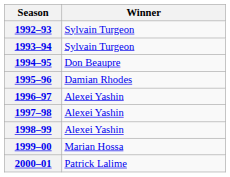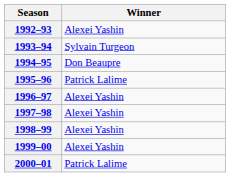(99, 29) Sylvain Turgeon -> (94, 29) Alexei Yashin
(98, 79) Damian Rhodes -> (96, 79) Patrick Lalime
(94, 146) Marian Hossa -> (94, 146) Alexei Yashin
